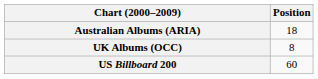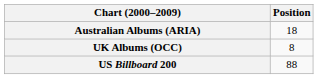(292, 64) 60 -> (292, 64) 88
